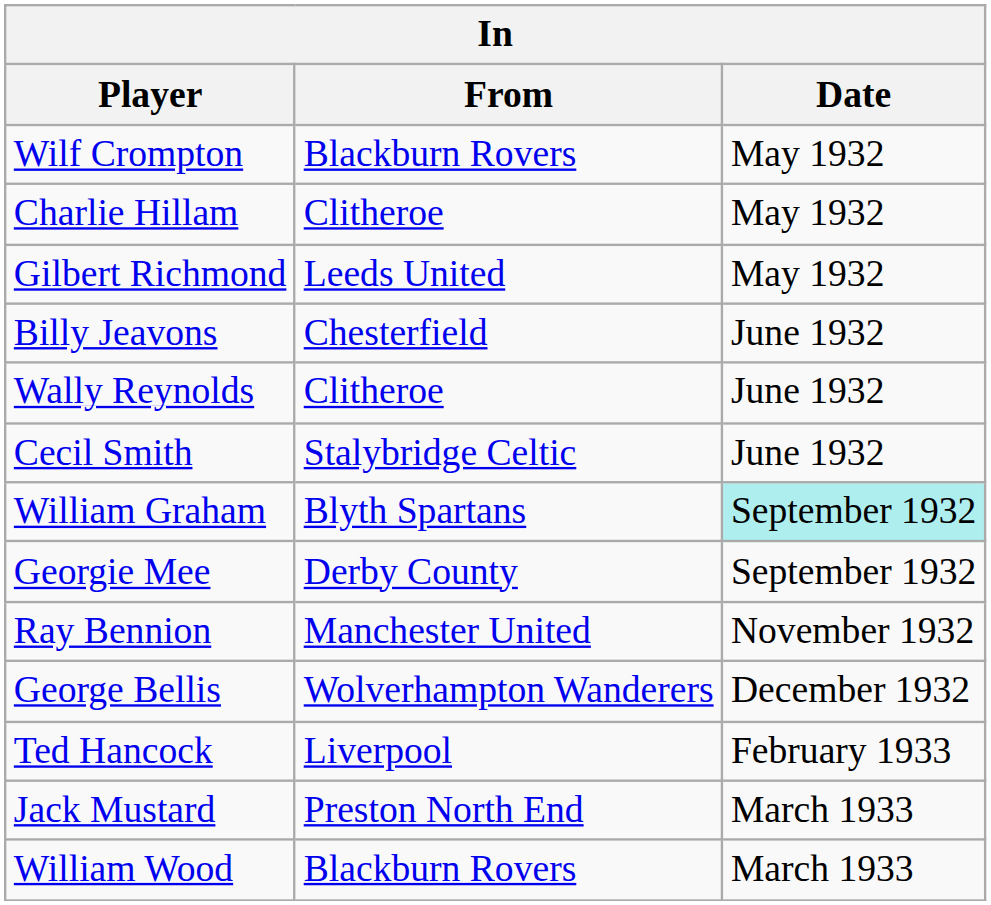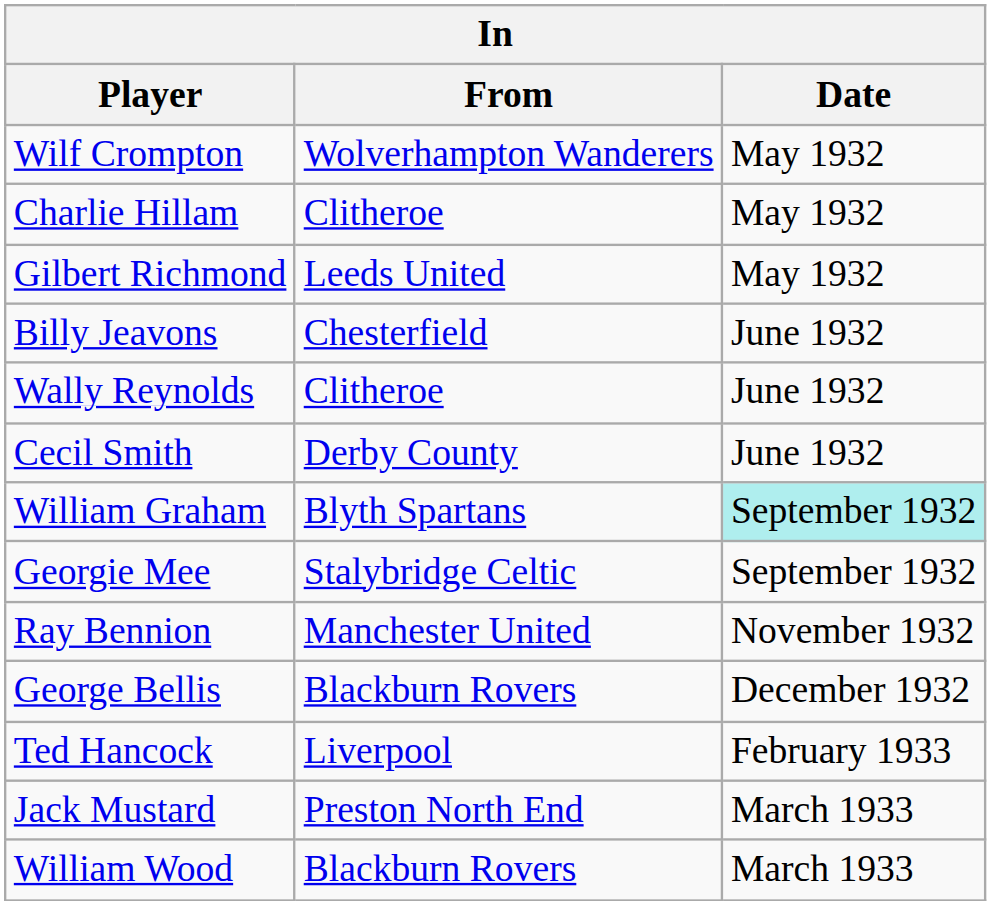(440, 153) Blackburn Rovers -> (509, 153) Wolverhampton Wanderers
(440, 451) Stalybridge Celtic -> (411, 451) Derby County
(411, 570) Derby County -> (440, 570) Stalybridge Celtic
(509, 690) Wolverhampton Wanderers -> (440, 690) Blackburn Rovers
